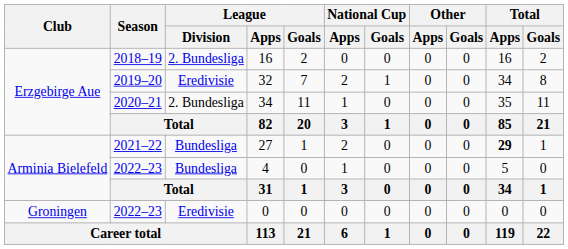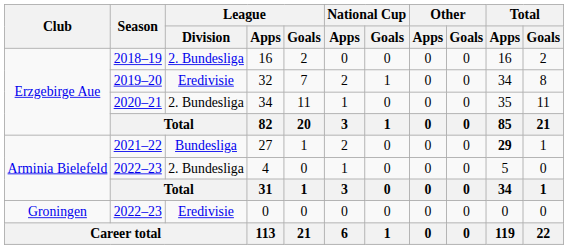(206, 168) Bundesliga -> (206, 168) 2. Bundesliga
